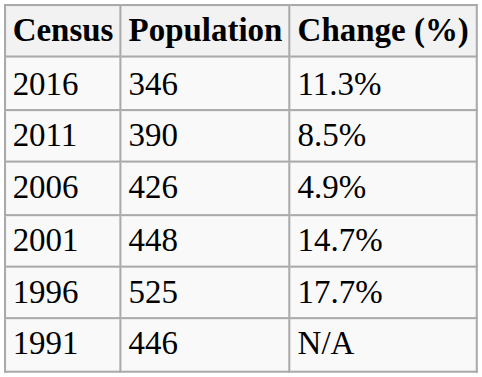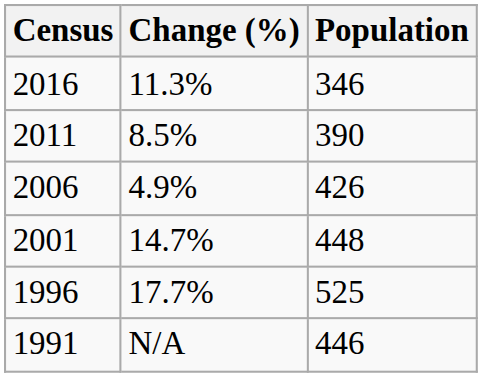columns swapped: (205, 30) <-> (383, 30)
